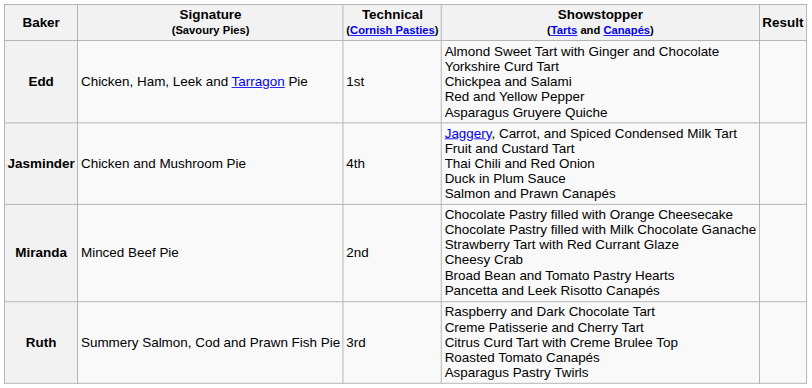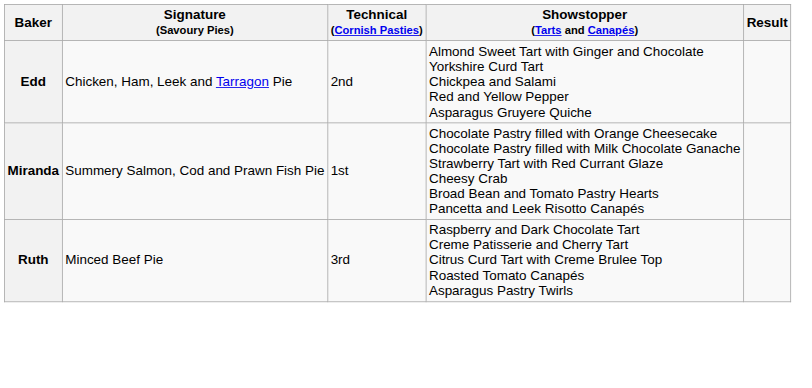(355, 81) 1st -> (342, 81) 2nd
- row: (41, 163)
(130, 252) Minced Beef Pie -> (195, 171) Summery Salmon, Cod and Prawn Fish Pie
(358, 252) 2nd -> (340, 171) 1st
(211, 342) Summery Salmon, Cod and Prawn Fish Pie -> (114, 260) Minced Beef Pie
